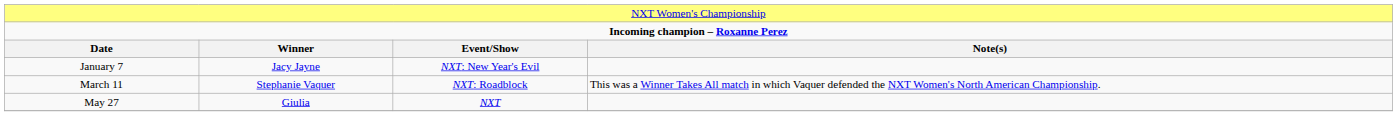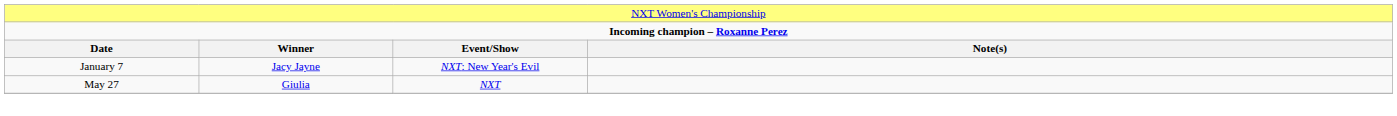- row: (102, 84)
